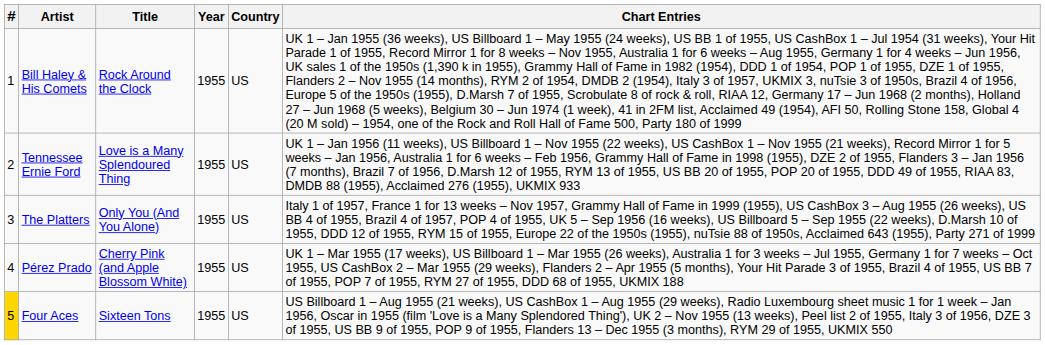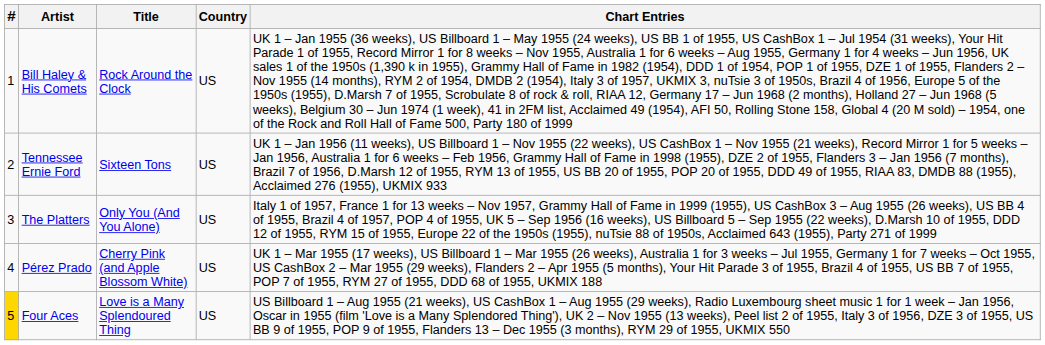- column: (211, 17)
(141, 165) Love is a Many Splendoured Thing -> (135, 165) Sixteen Tons
(135, 316) Sixteen Tons -> (142, 316) Love is a Many Splendoured Thing
